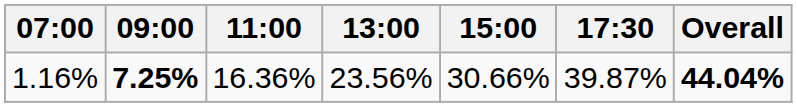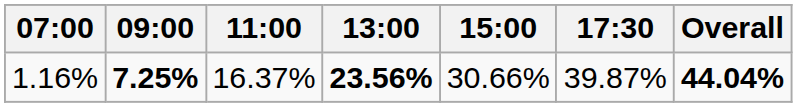(264, 76) 16.36% -> (264, 76) 16.37%
(381, 76) normal -> (381, 76) bold
